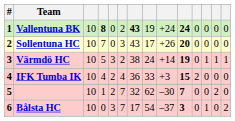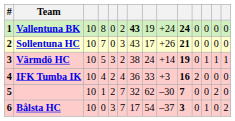(103, 28) bold -> (103, 28) normal
(185, 44) 20 -> (185, 44) 21
(185, 76) 15 -> (185, 76) 16
